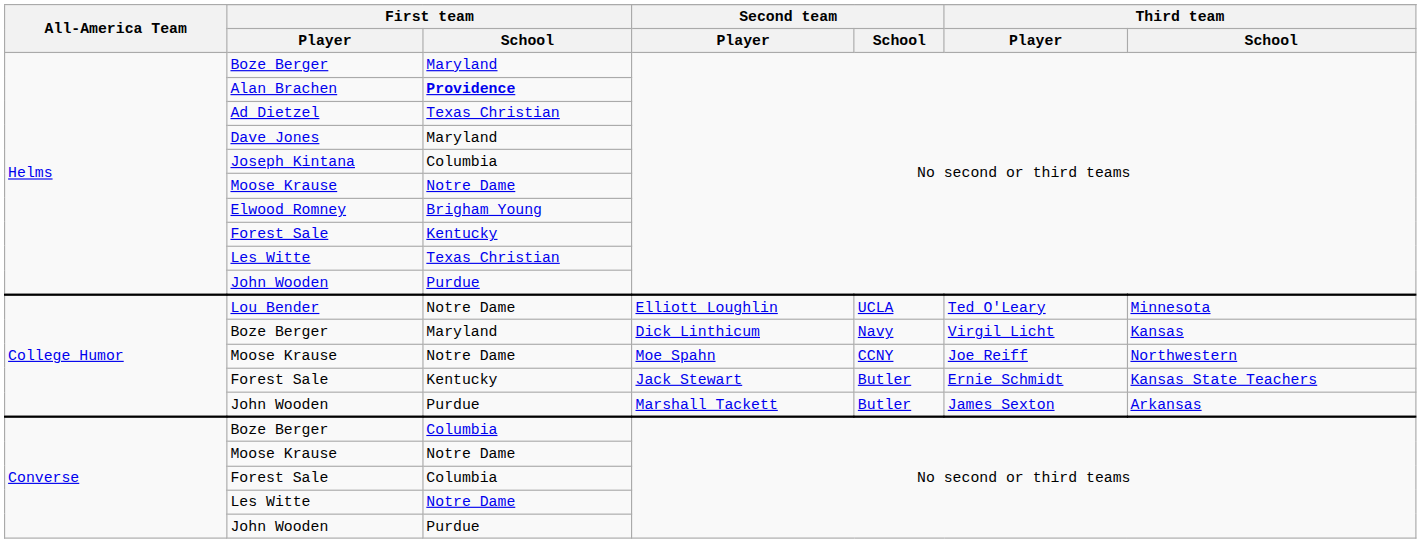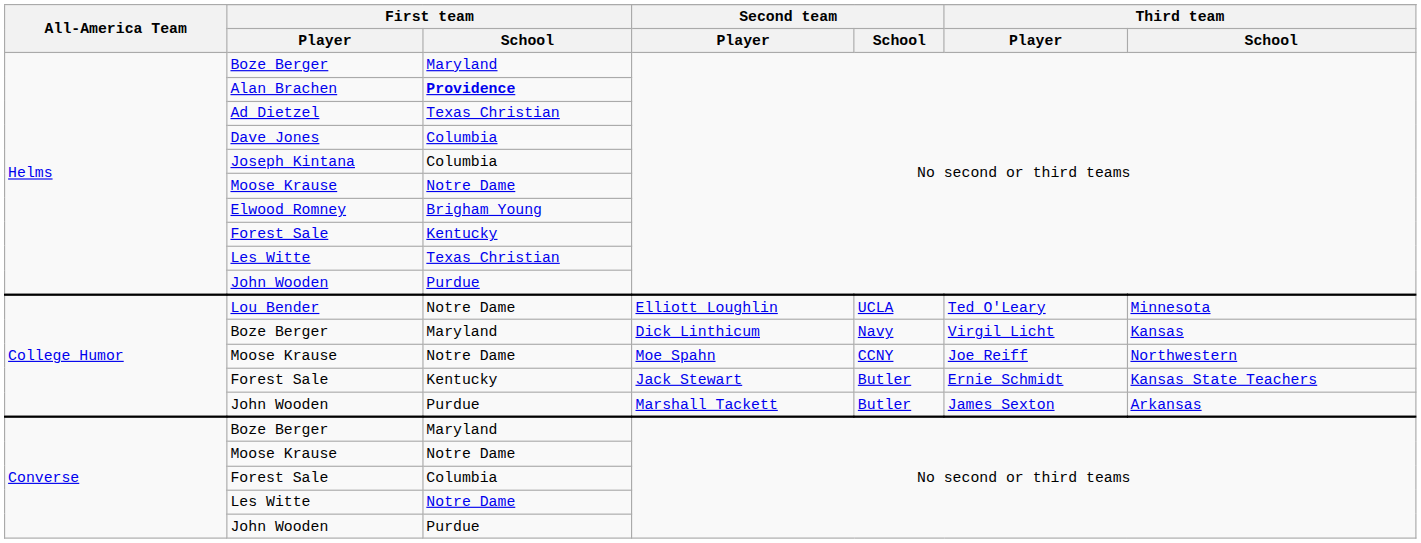(462, 137) Maryland -> (462, 137) Columbia
(462, 430) Columbia -> (462, 430) Maryland
